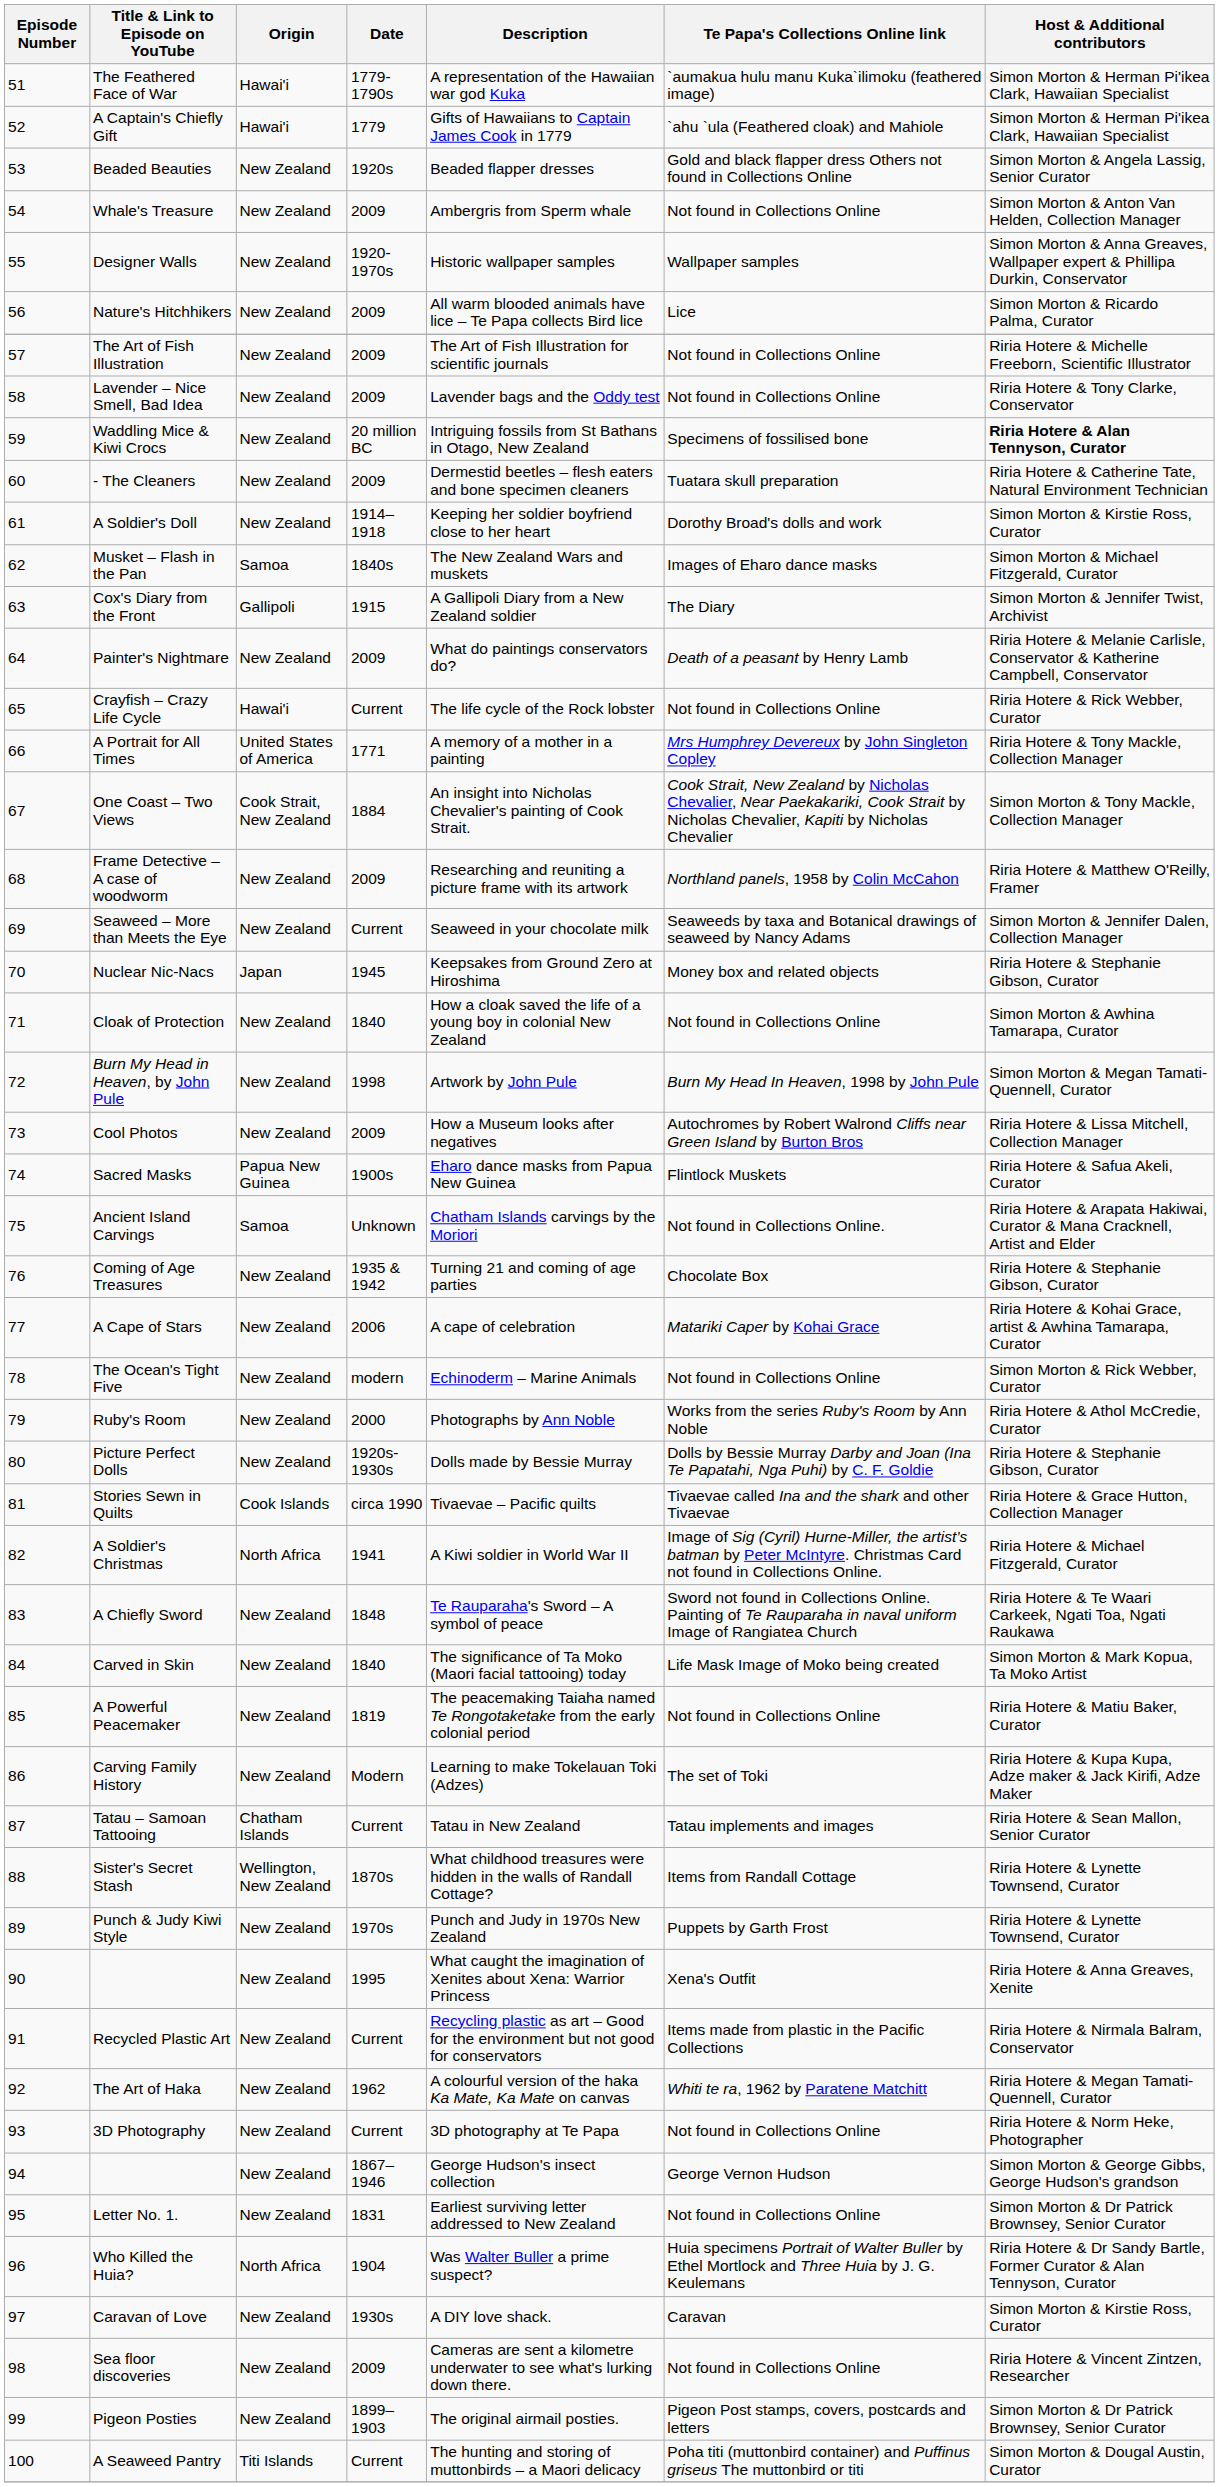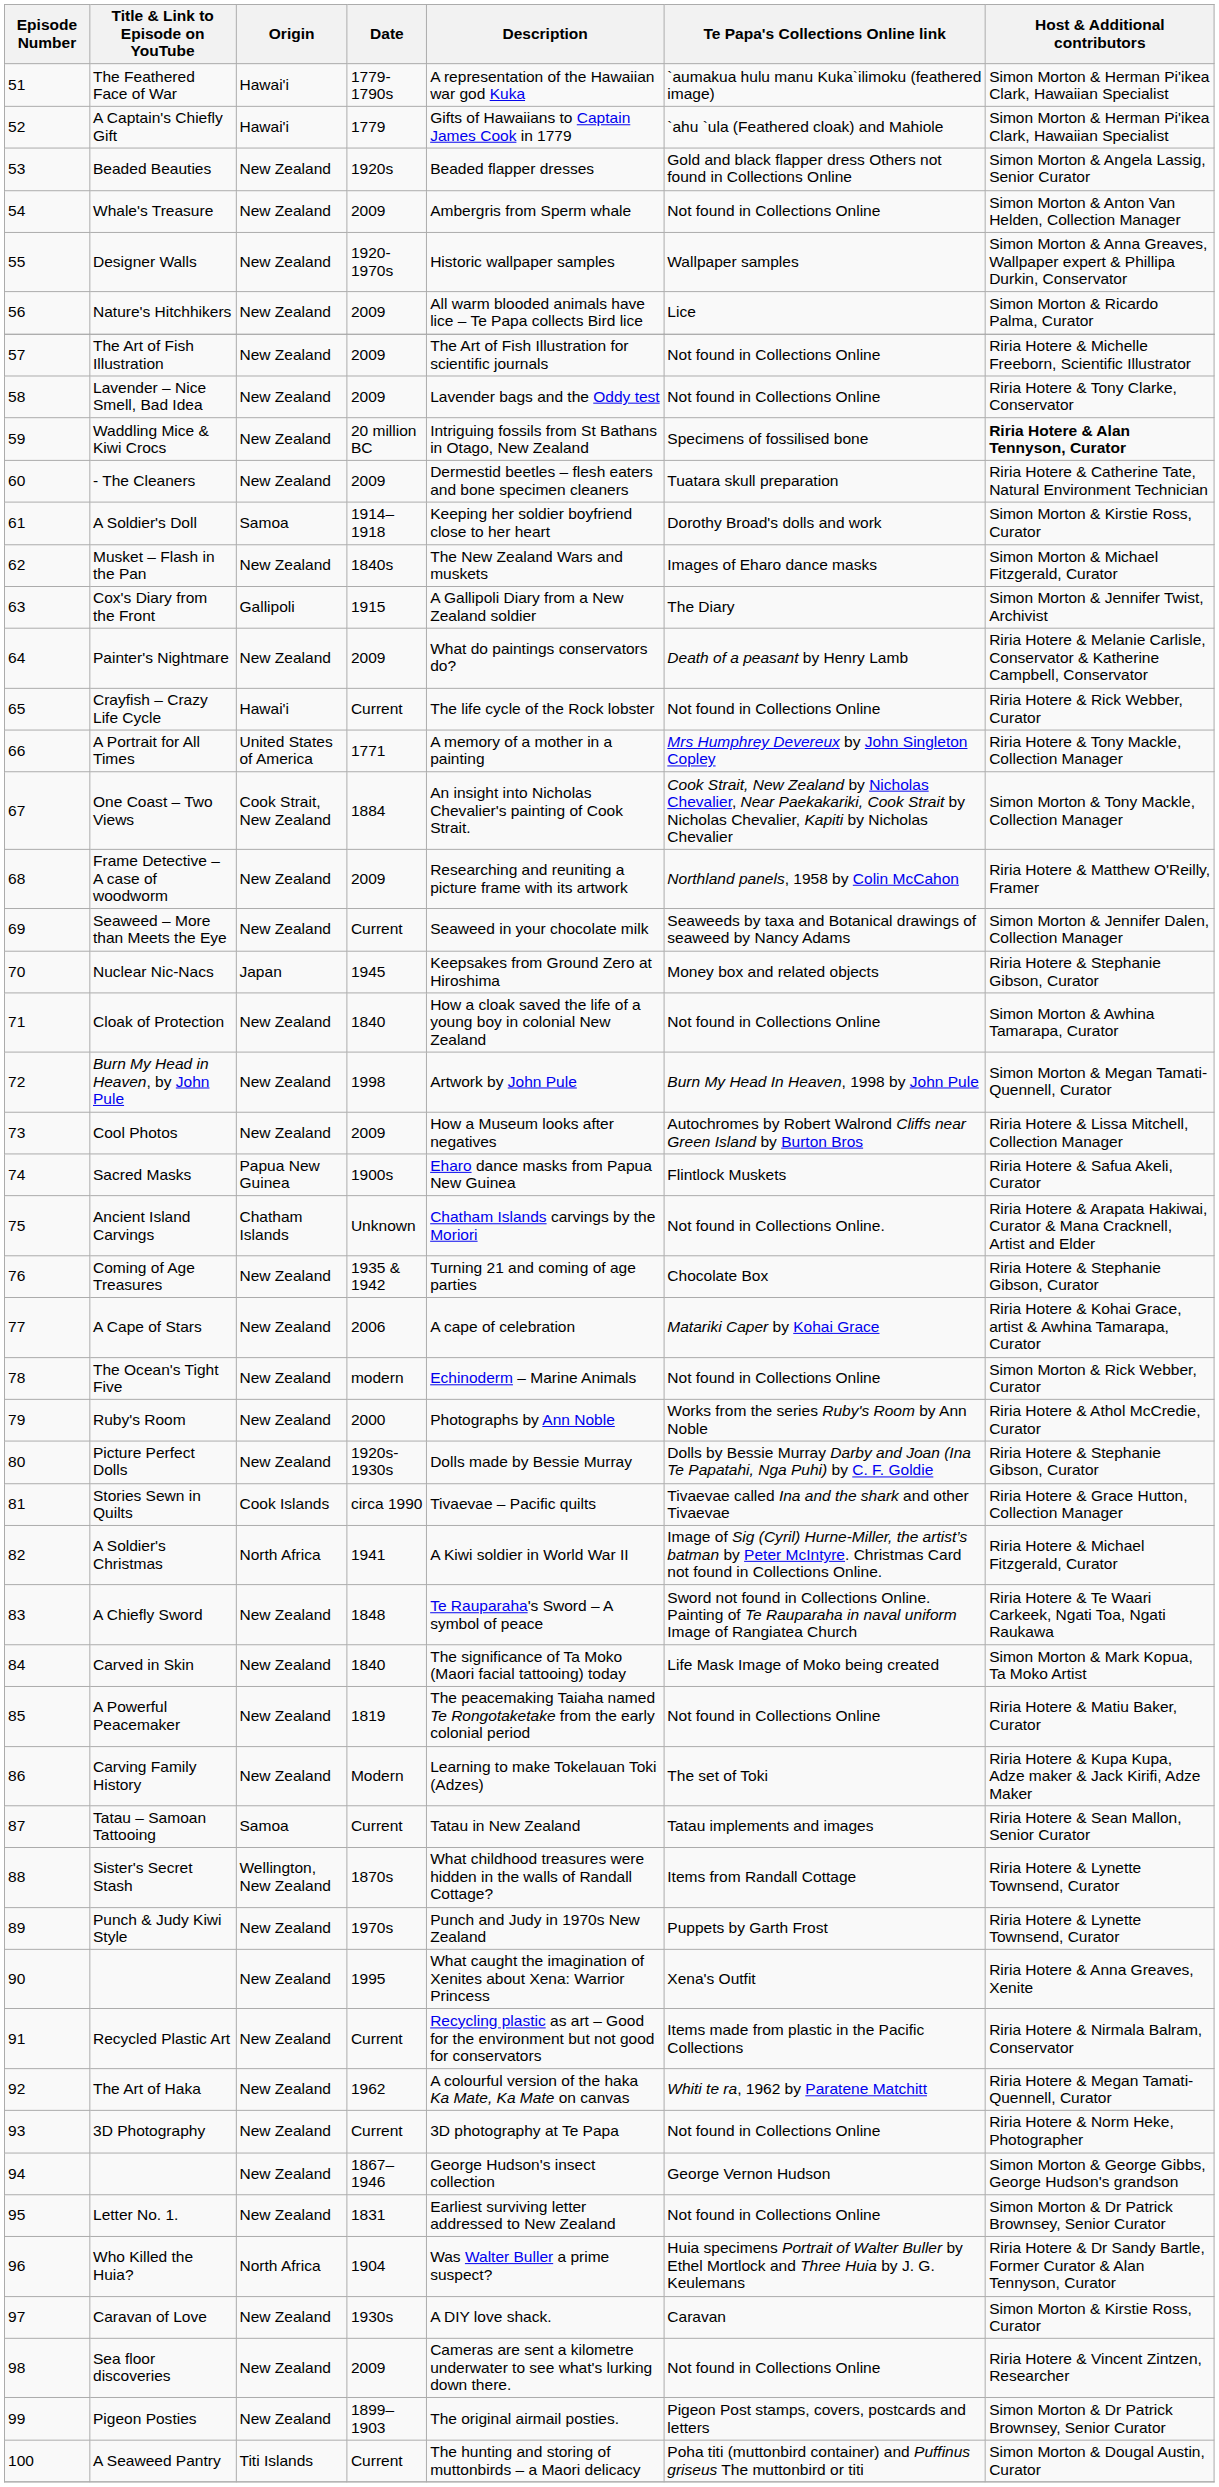(285, 523) New Zealand -> (264, 523) Samoa
(264, 565) Samoa -> (285, 565) New Zealand
(264, 1225) Samoa -> (271, 1225) Chatham Islands
(271, 1826) Chatham Islands -> (264, 1826) Samoa
